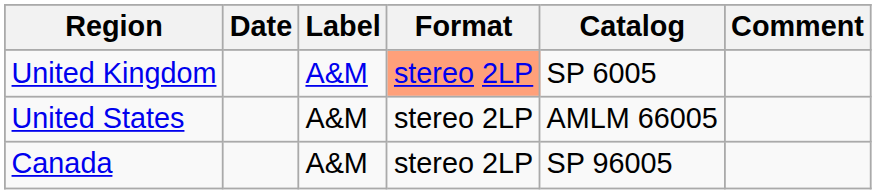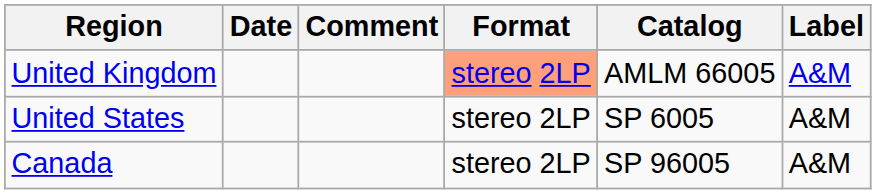columns swapped: (343, 27) <-> (798, 27)
(602, 73) SP 6005 -> (690, 73) AMLM 66005
(632, 118) AMLM 66005 -> (659, 118) SP 6005
